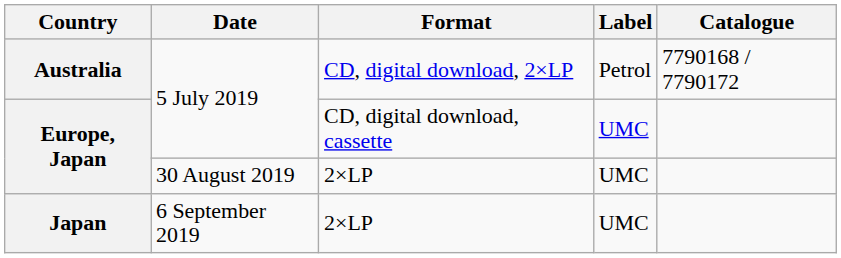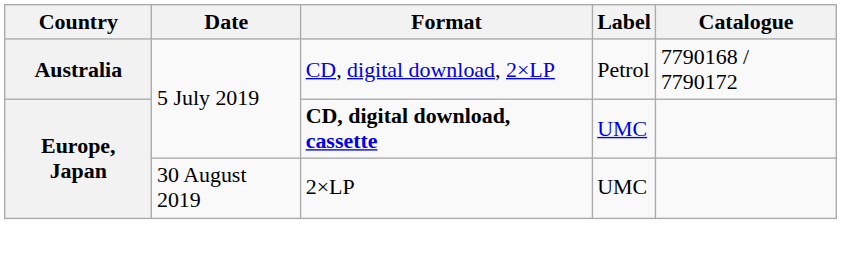(421, 128) normal -> (408, 128) bold
- row: (78, 222)
